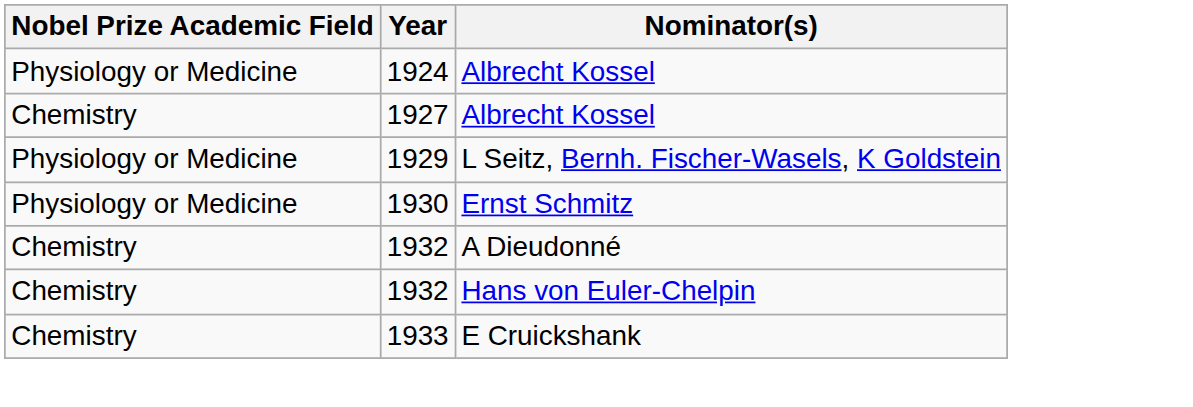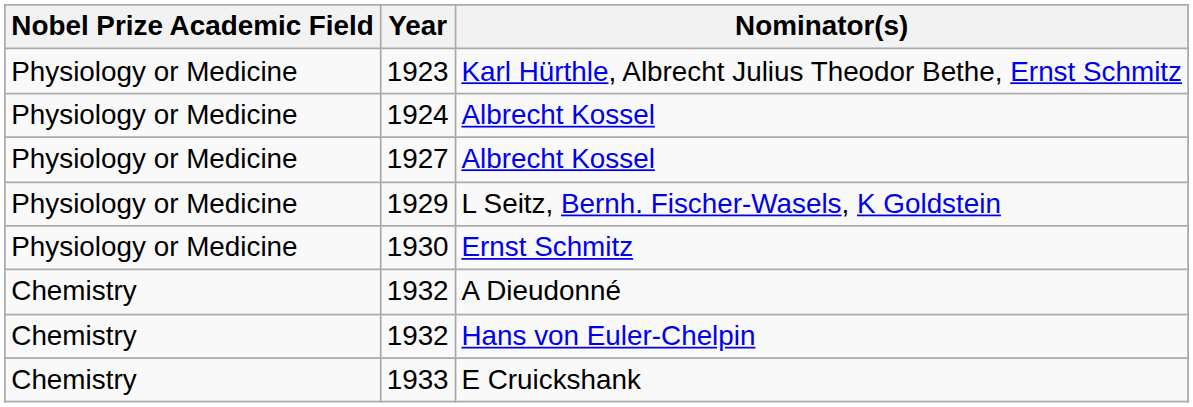+ row: (418, 70)
(74, 114) Chemistry -> (154, 159) Physiology or Medicine
